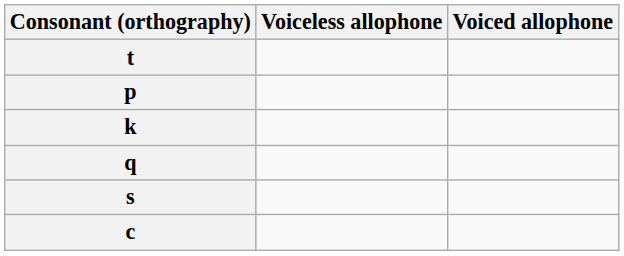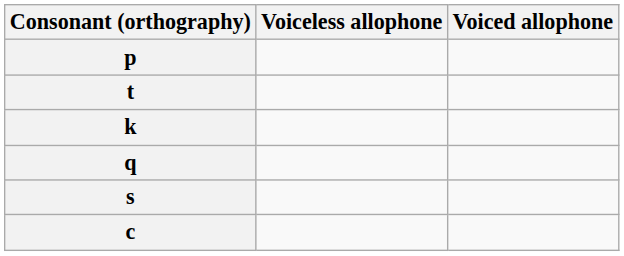rows swapped: (130, 92) <-> (130, 57)
